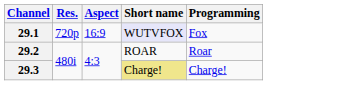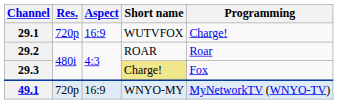(154, 32) lavender background -> (154, 32) no background
(198, 32) Fox -> (208, 32) Charge!
(208, 70) Charge! -> (199, 70) Fox
+ row: (28, 89)
